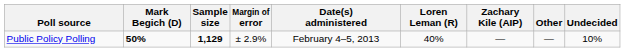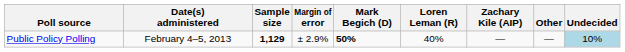columns swapped: (336, 17) <-> (157, 17)
(592, 39) no background -> (592, 39) lightblue background
